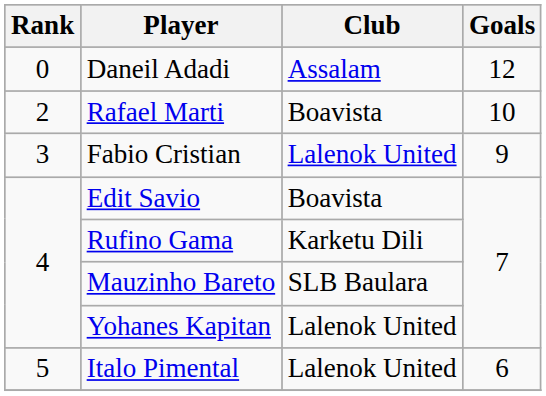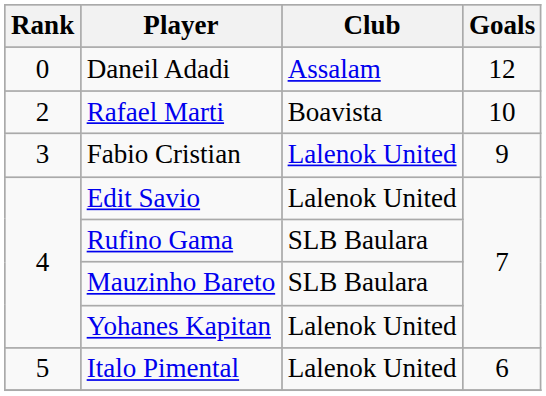(335, 197) Boavista -> (372, 197) Lalenok United
(356, 240) Karketu Dili -> (358, 240) SLB Baulara
